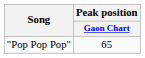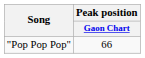(107, 44) 65 -> (107, 44) 66
